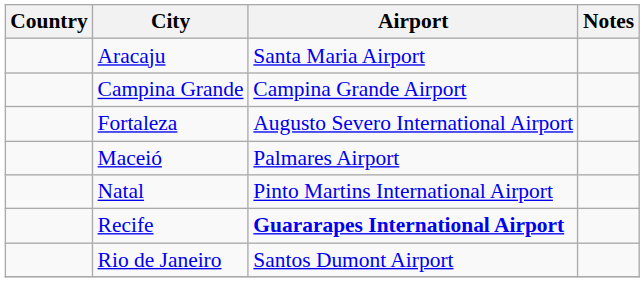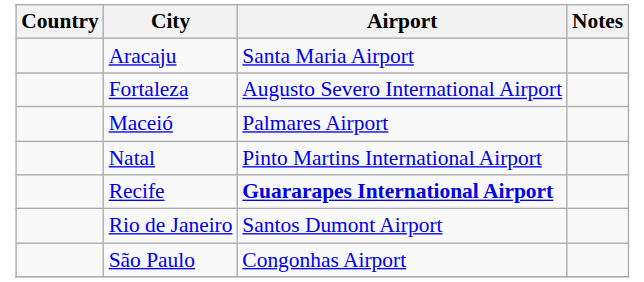- row: (171, 89)
+ row: (152, 259)
